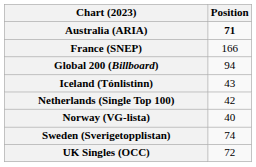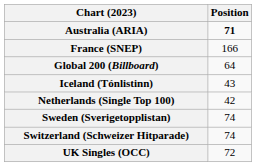(230, 65) 94 -> (230, 65) 64
- row: (106, 118)
+ row: (106, 135)
